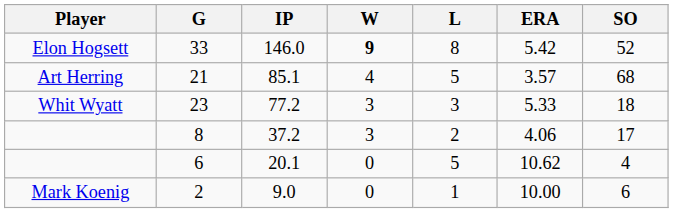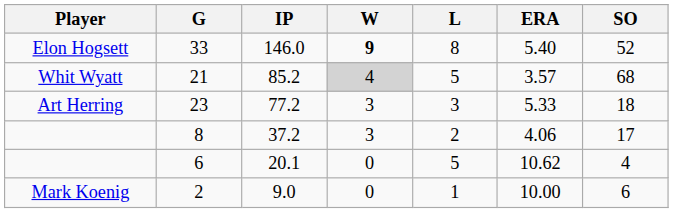(540, 47) 5.42 -> (540, 47) 5.40
(80, 76) Art Herring -> (80, 76) Whit Wyatt
(284, 76) 85.1 -> (284, 76) 85.2
(370, 76) no background -> (370, 76) lightgrey background
(80, 105) Whit Wyatt -> (80, 105) Art Herring
